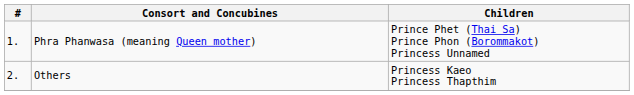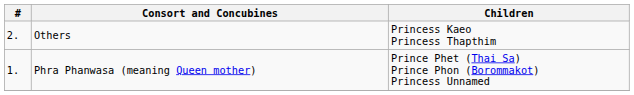rows swapped: (145, 41) <-> (52, 76)
